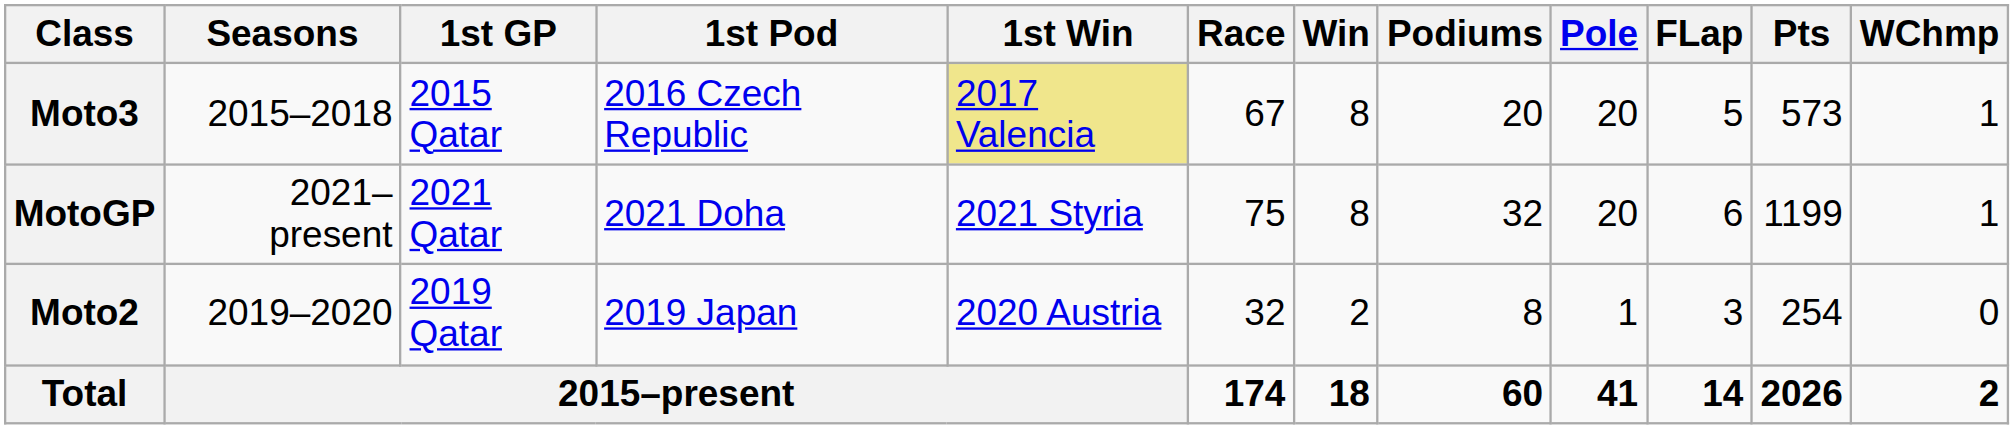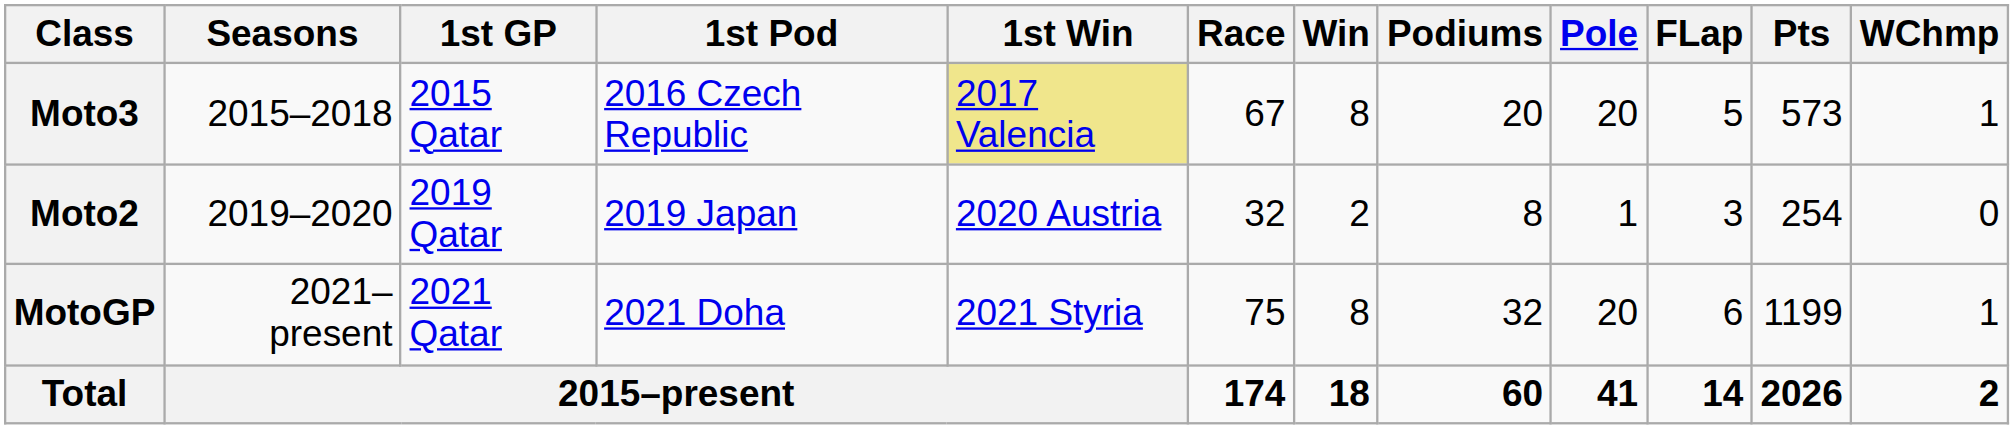rows swapped: (85, 313) <-> (85, 213)
